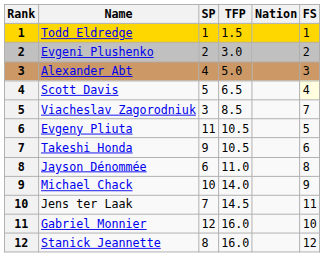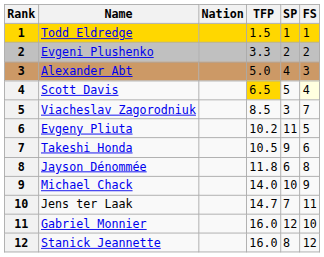columns swapped: (276, 14) <-> (209, 14)
(232, 52) 3.0 -> (260, 52) 3.3
(232, 90) no background -> (260, 90) gold background
(235, 128) 10.5 -> (263, 128) 10.2
(235, 167) 11.0 -> (263, 167) 11.8
(235, 205) 14.5 -> (263, 205) 14.7
